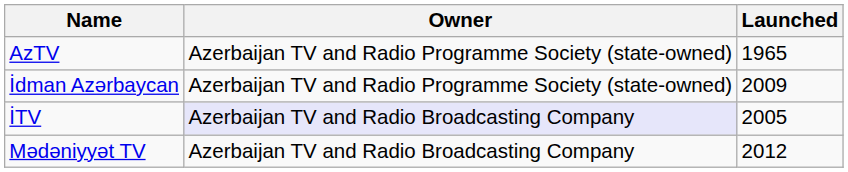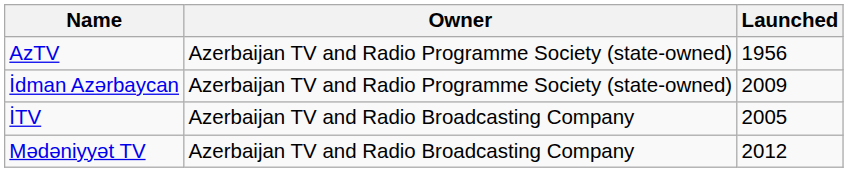(764, 53) 1965 -> (764, 53) 1956
(411, 118) lavender background -> (411, 118) no background
